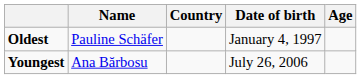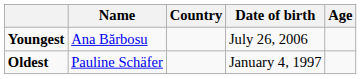rows swapped: (36, 62) <-> (28, 39)
